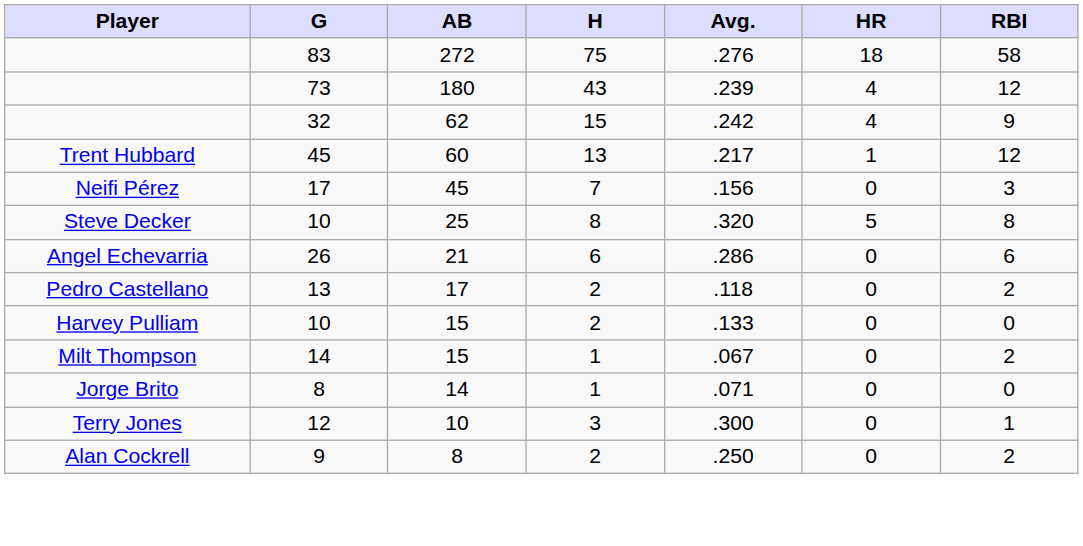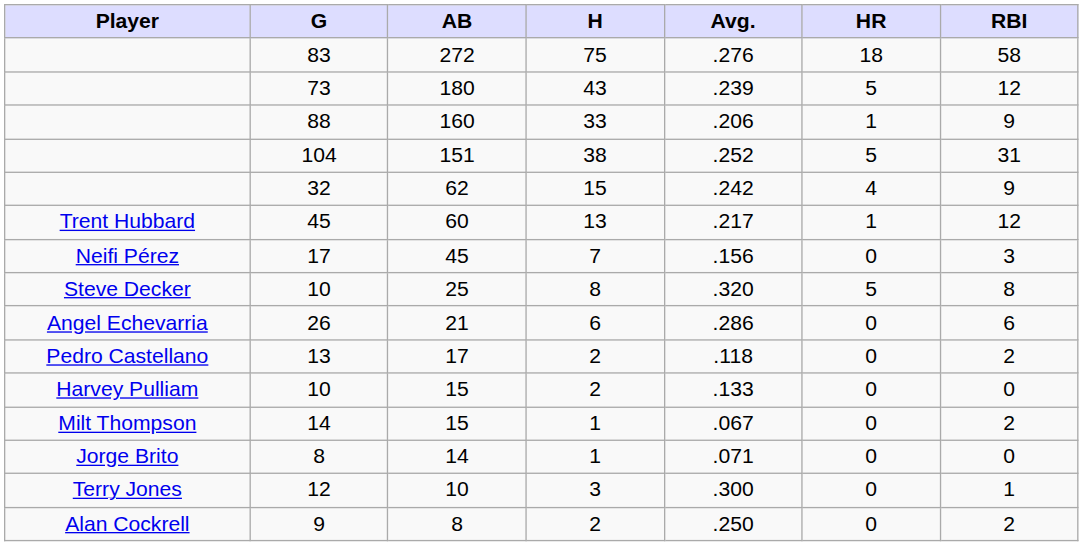(871, 88) 4 -> (871, 88) 5
+ row: (319, 121)
+ row: (319, 155)
